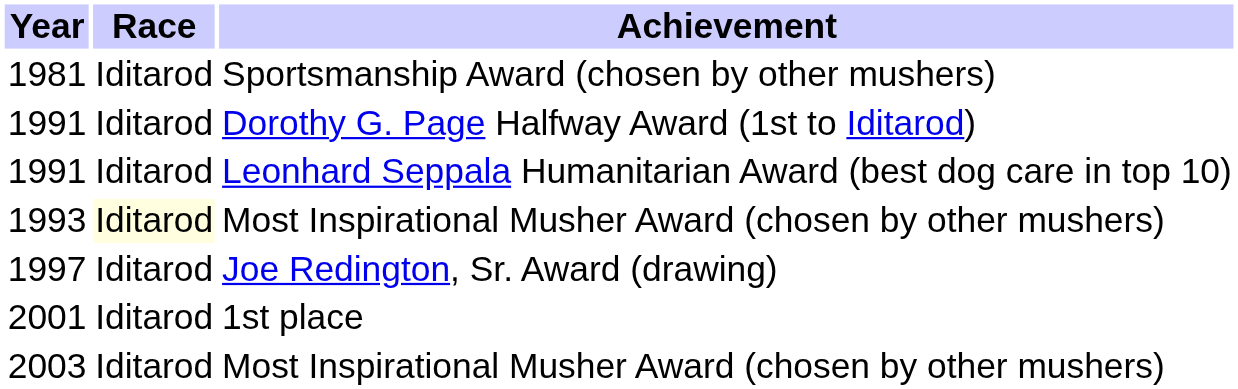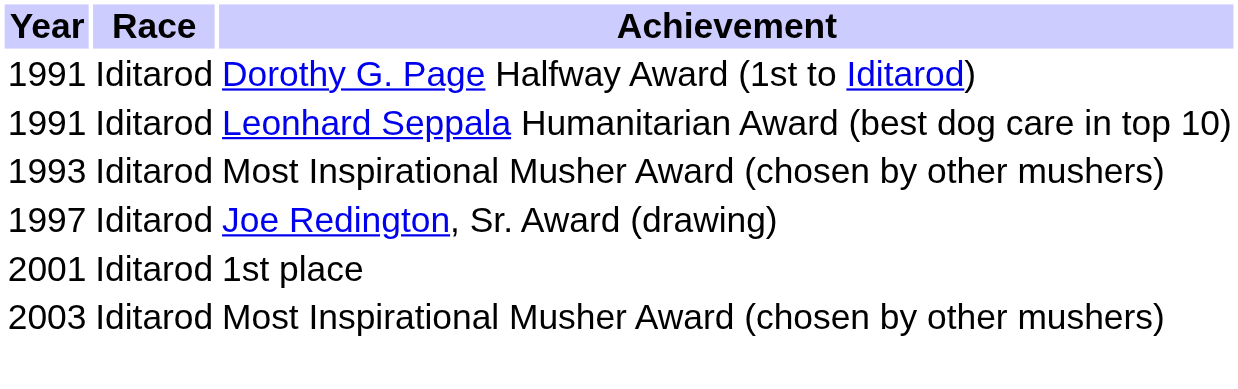- row: (47, 74)
(154, 220) lightyellow background -> (154, 171) no background
